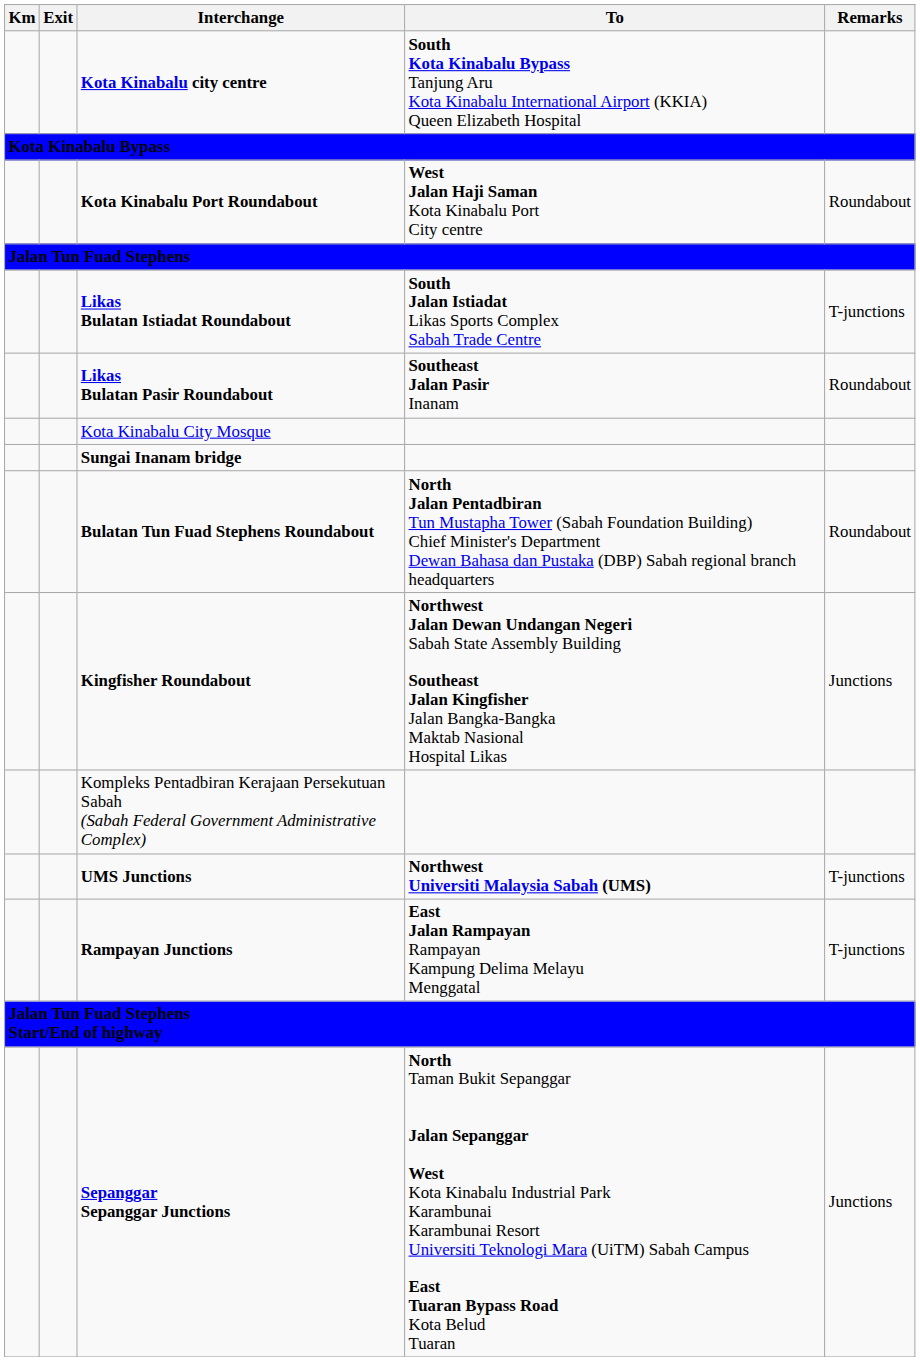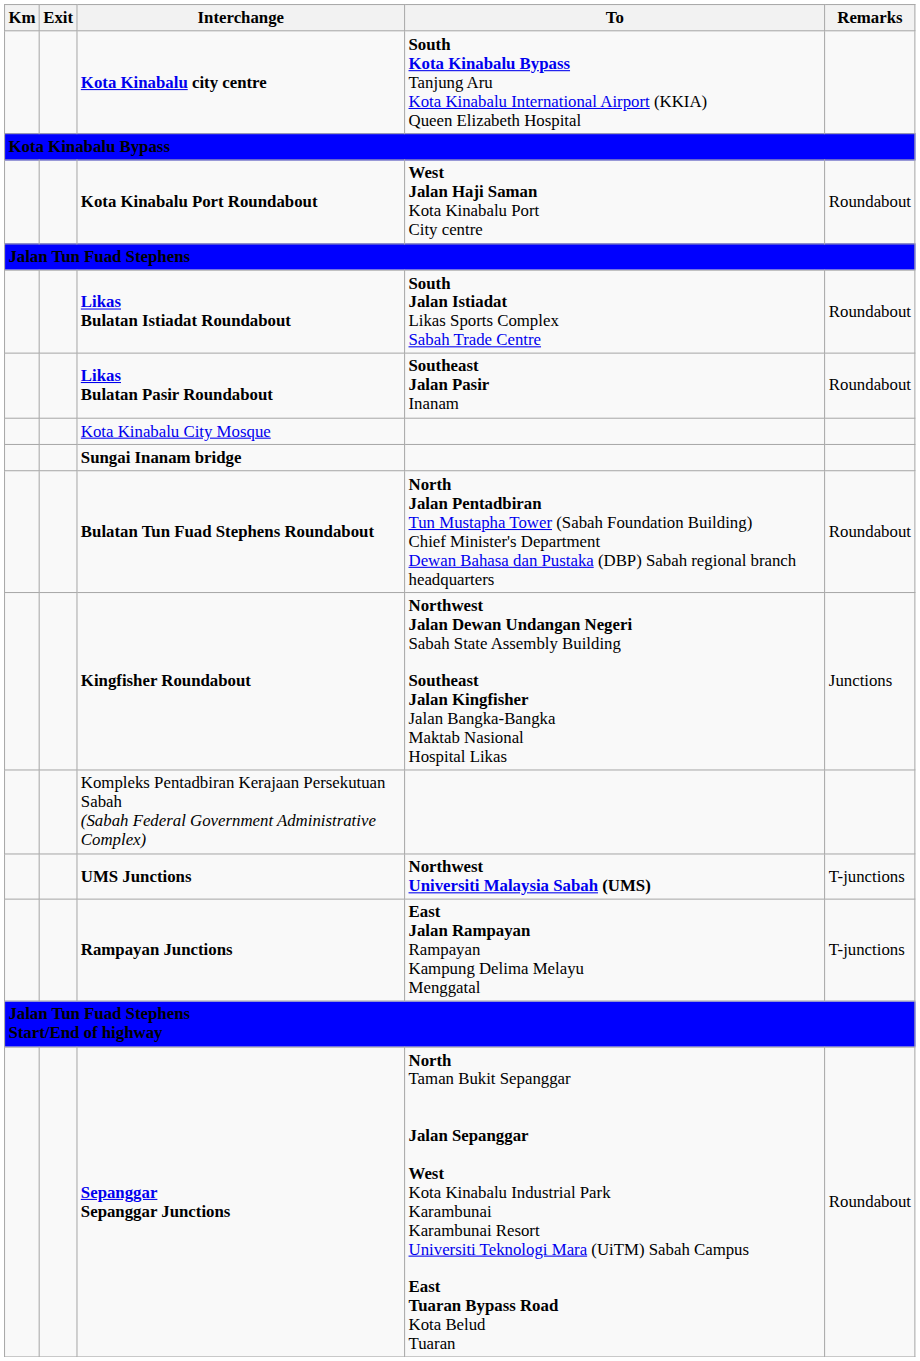(867, 311) T-junctions -> (870, 311) Roundabout
(861, 1201) Junctions -> (870, 1201) Roundabout
